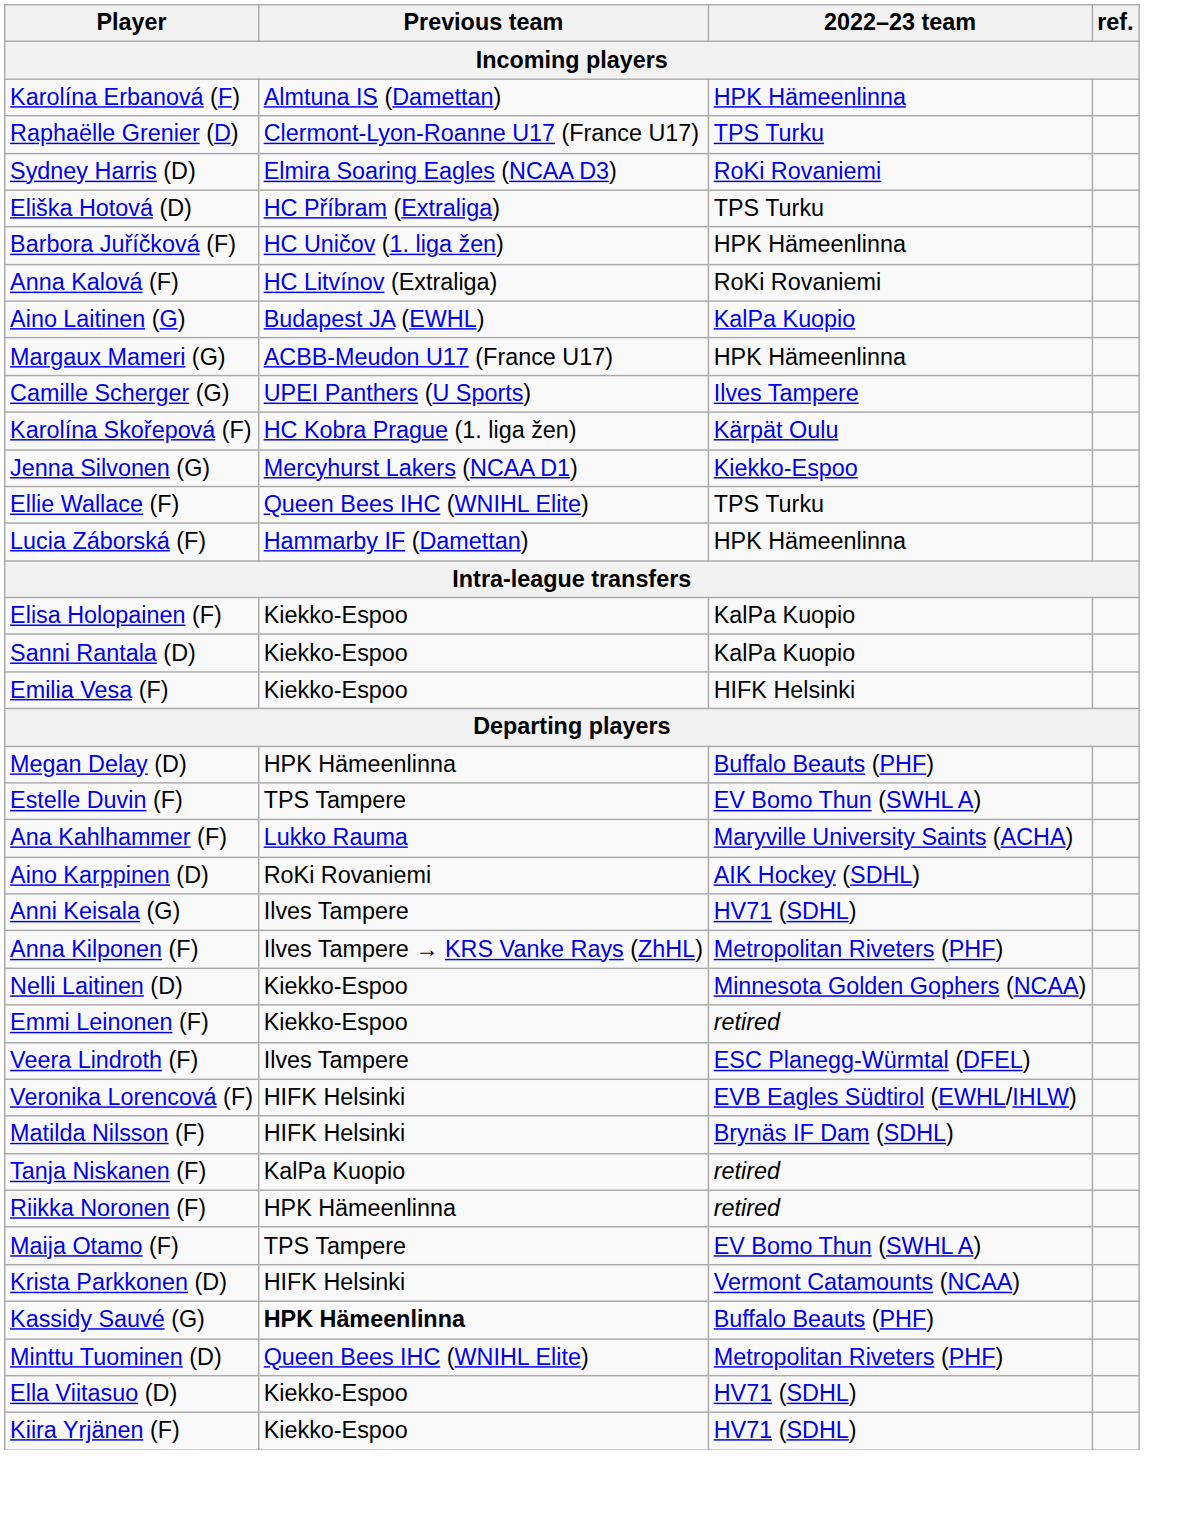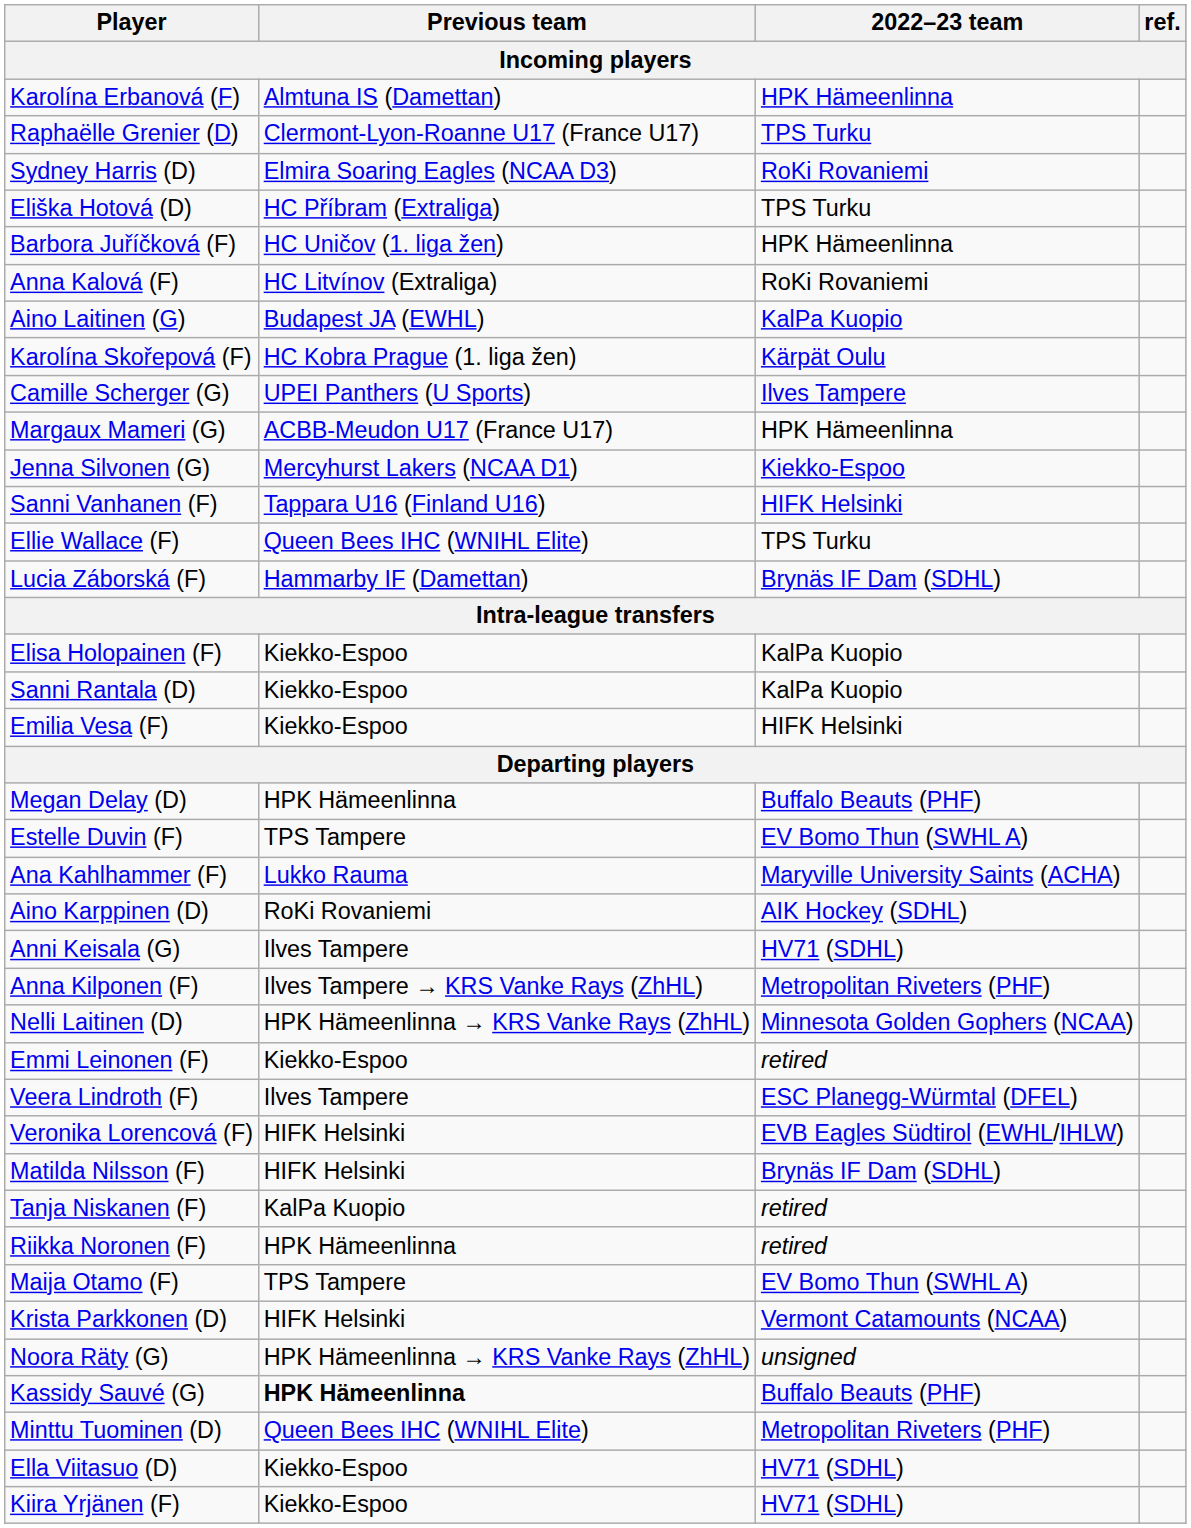rows swapped: (118, 356) <-> (131, 430)
+ row: (114, 504)
(810, 541) HPK Hämeenlinna -> (881, 578) Brynäs IF Dam (SDHL)
(336, 986) Kiekko-Espoo -> (507, 1023) HPK Hämeenlinna → KRS Vanke Rays (ZhHL)
+ row: (89, 1356)
